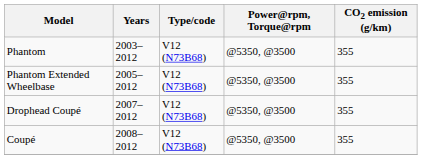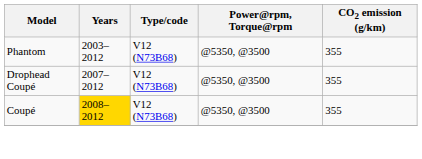- row: (48, 81)
(129, 140) no background -> (95, 110) gold background
